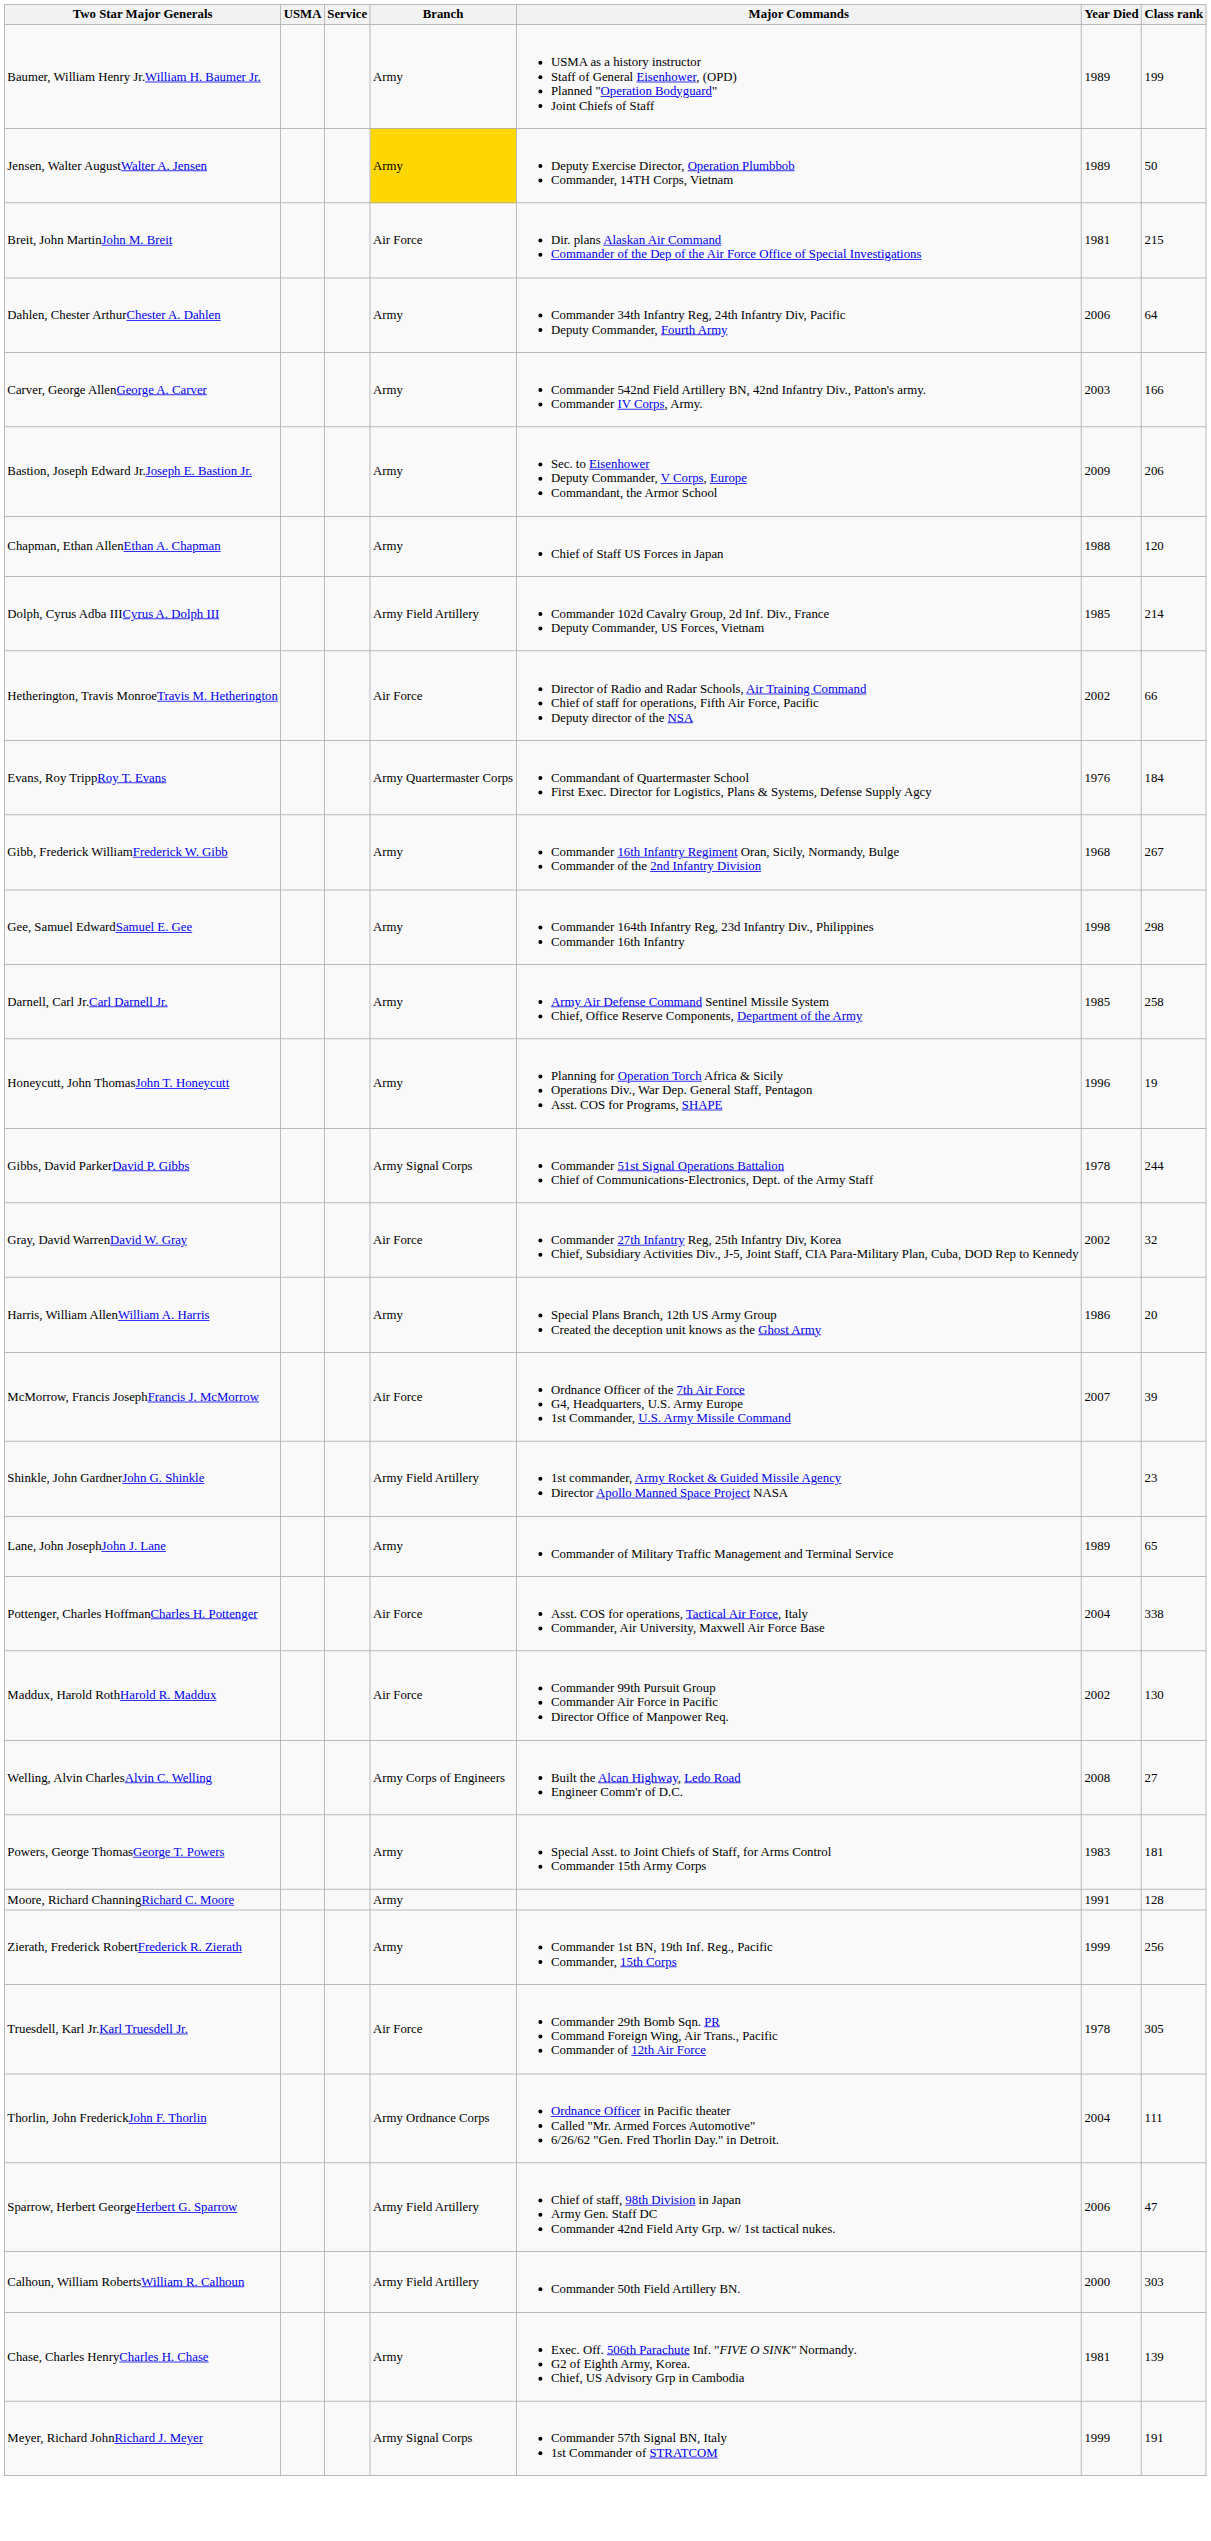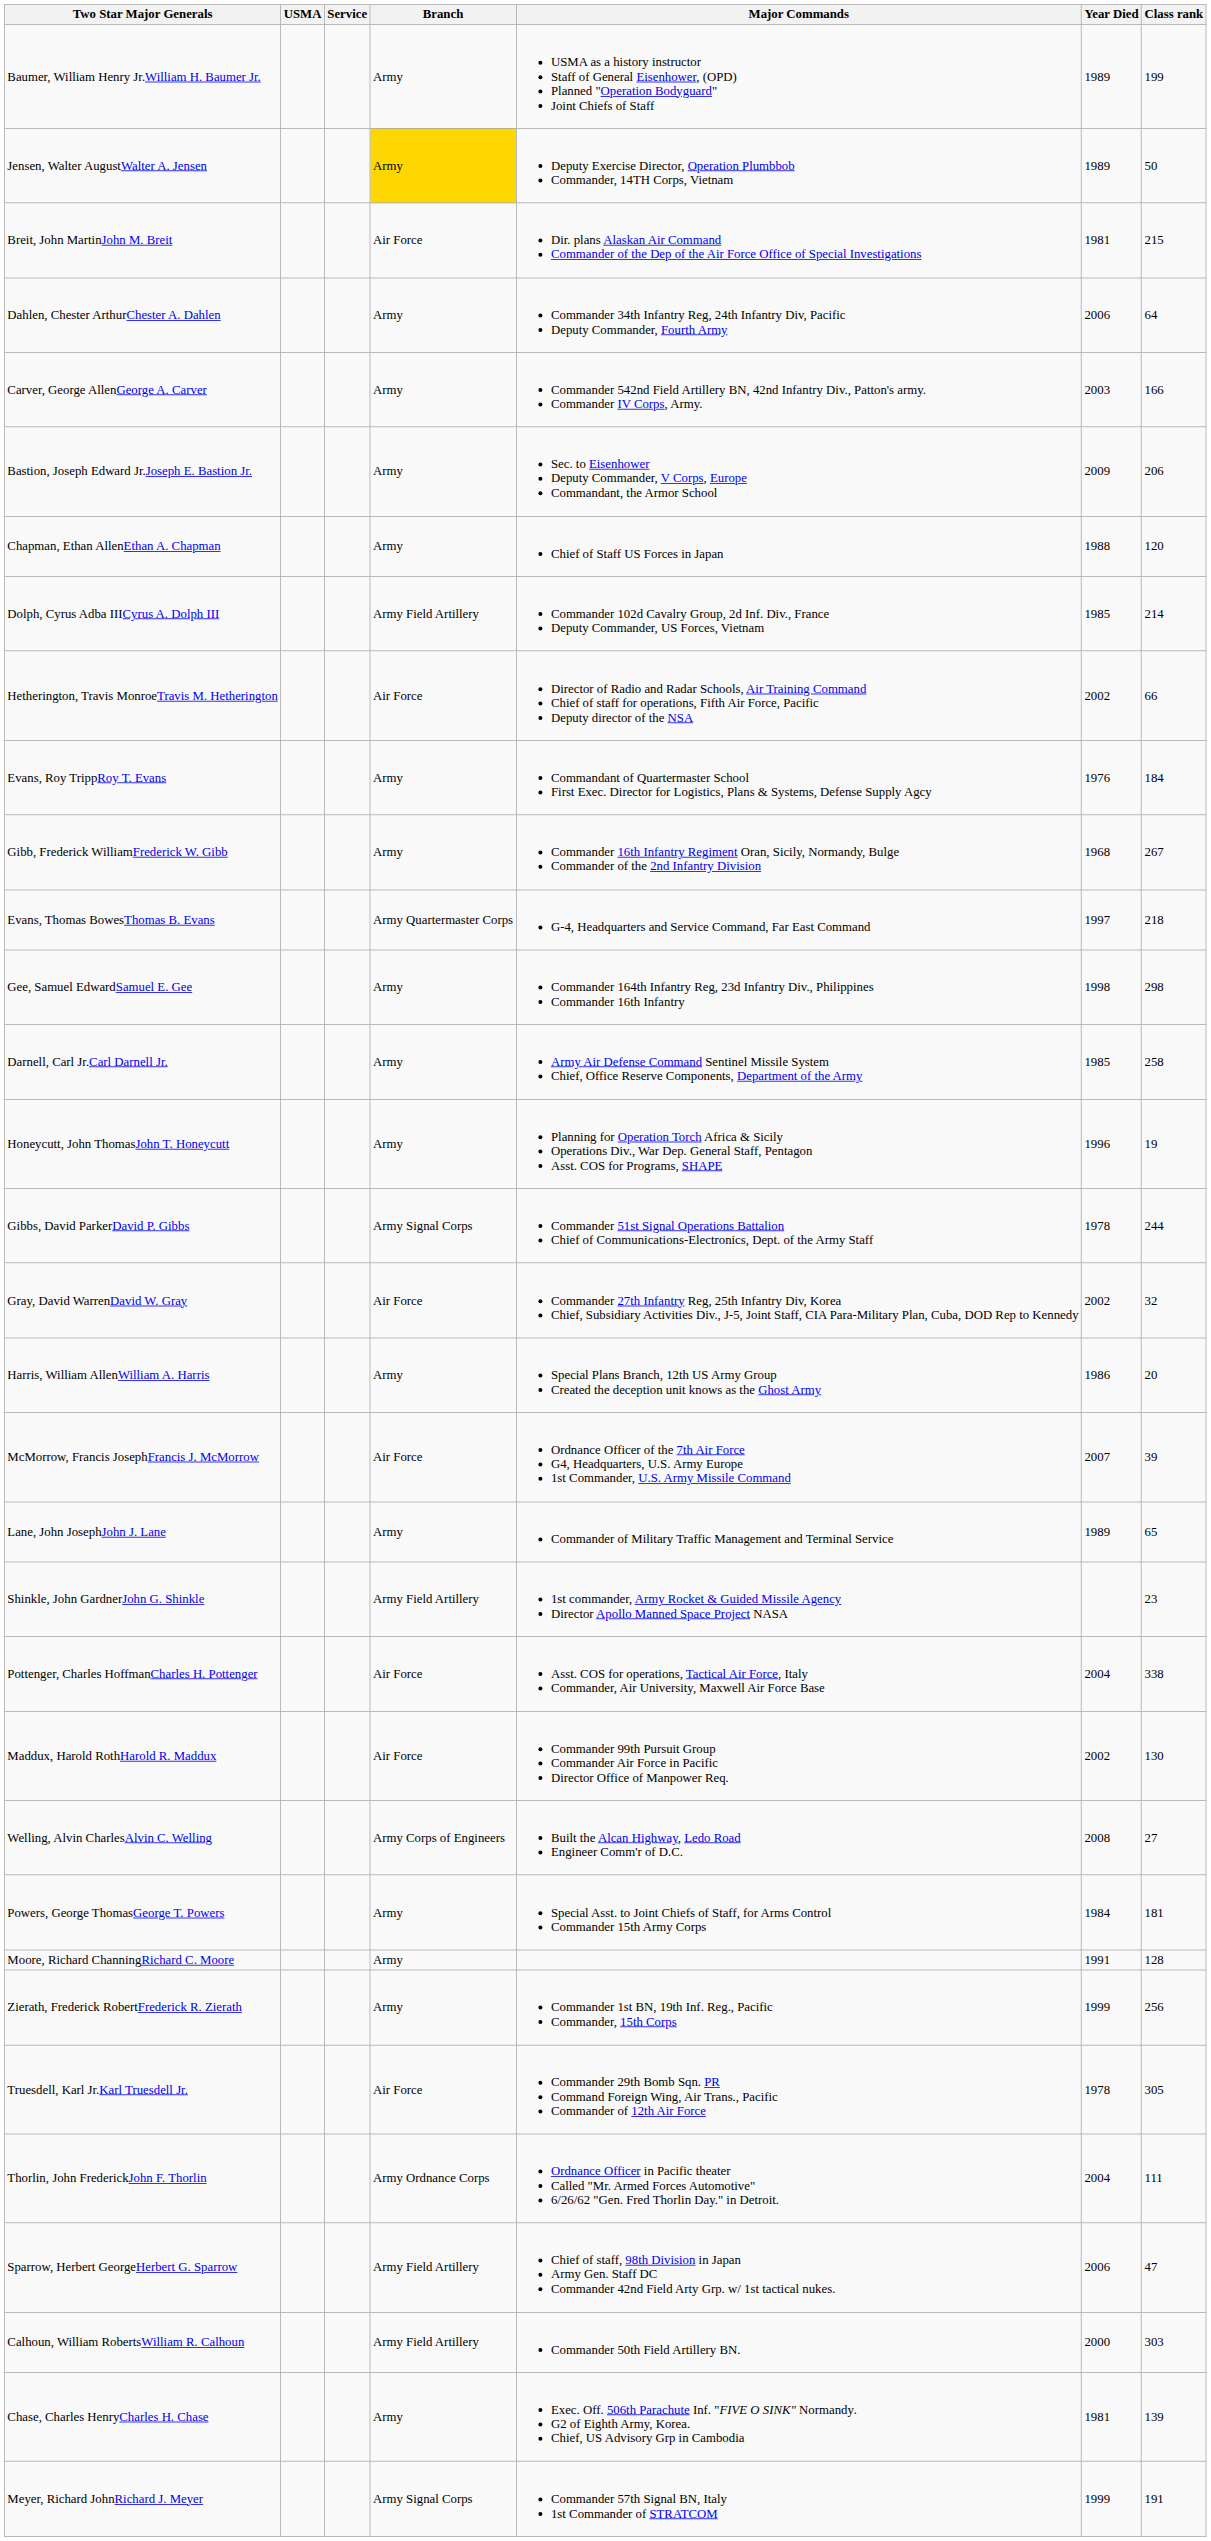(443, 777) Army Quartermaster Corps -> (388, 777) Army
+ row: (111, 919)
rows swapped: (87, 1546) <-> (106, 1478)
(1097, 1852) 1983 -> (1097, 1912) 1984
